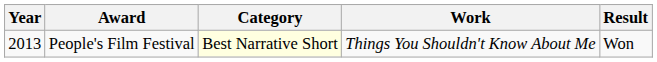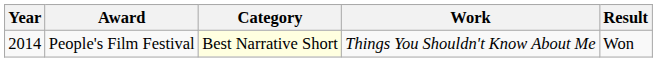(25, 43) 2013 -> (25, 43) 2014
